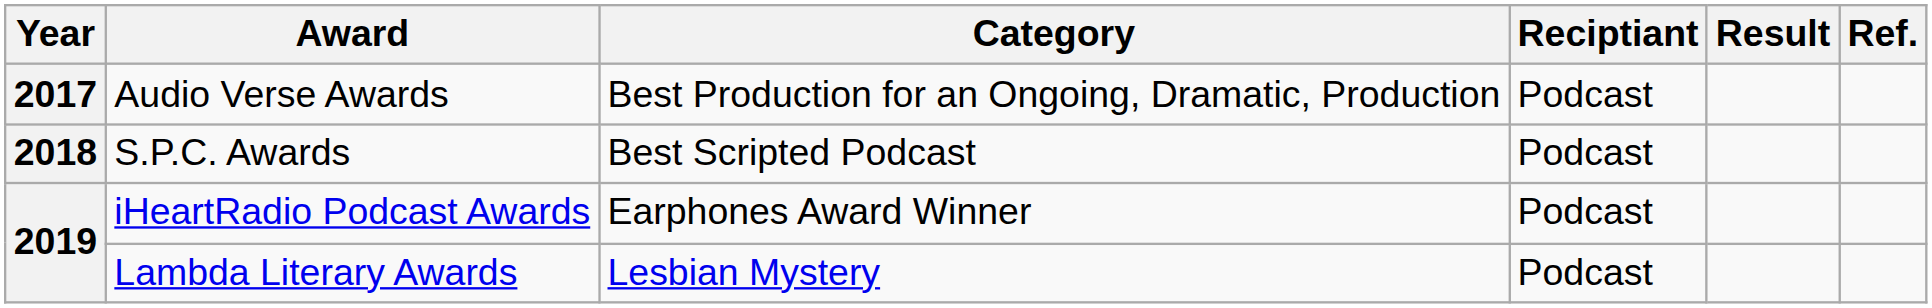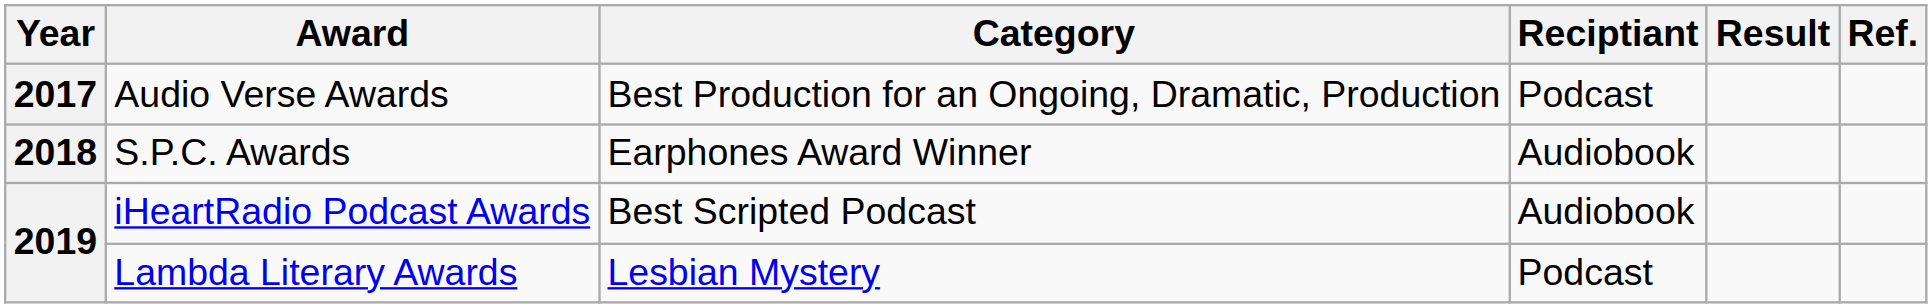(792, 152) Best Scripted Podcast -> (819, 152) Earphones Award Winner
(1585, 152) Podcast -> (1606, 152) Audiobook
(819, 212) Earphones Award Winner -> (792, 212) Best Scripted Podcast
(1585, 212) Podcast -> (1606, 212) Audiobook
